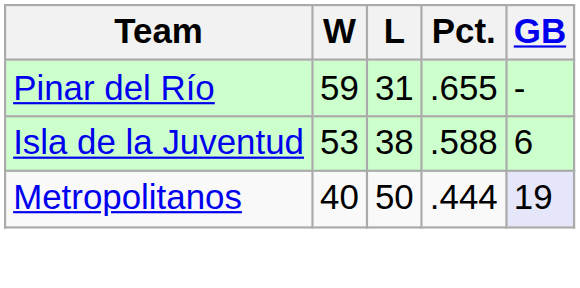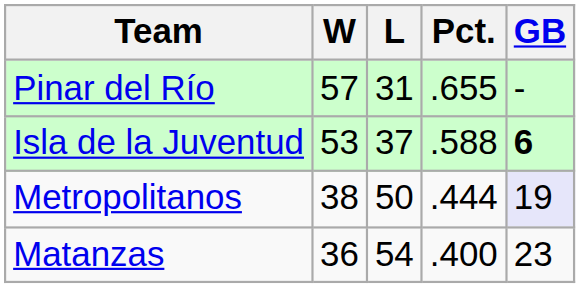(339, 87) 59 -> (339, 87) 57
(394, 142) 38 -> (394, 142) 37
(523, 142) normal -> (523, 142) bold
(339, 198) 40 -> (339, 198) 38
+ row: (89, 253)
